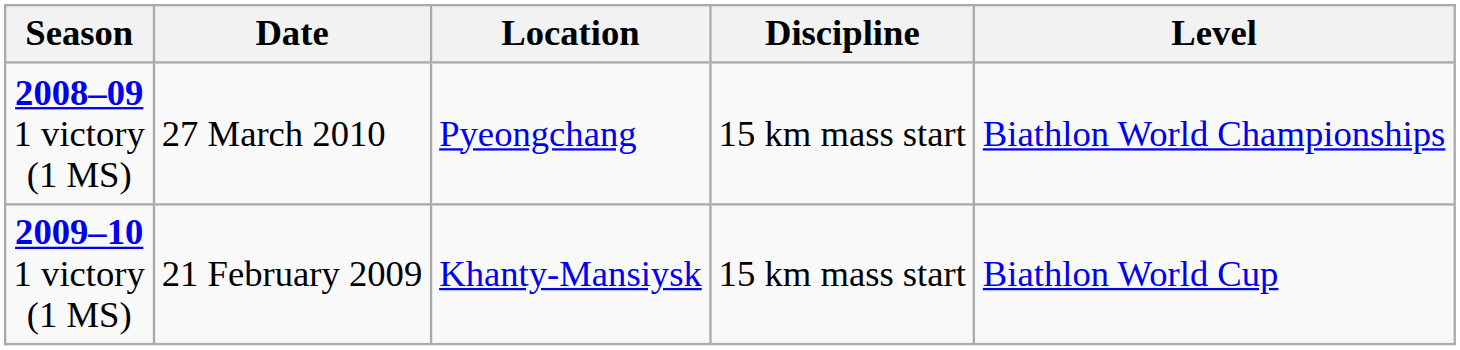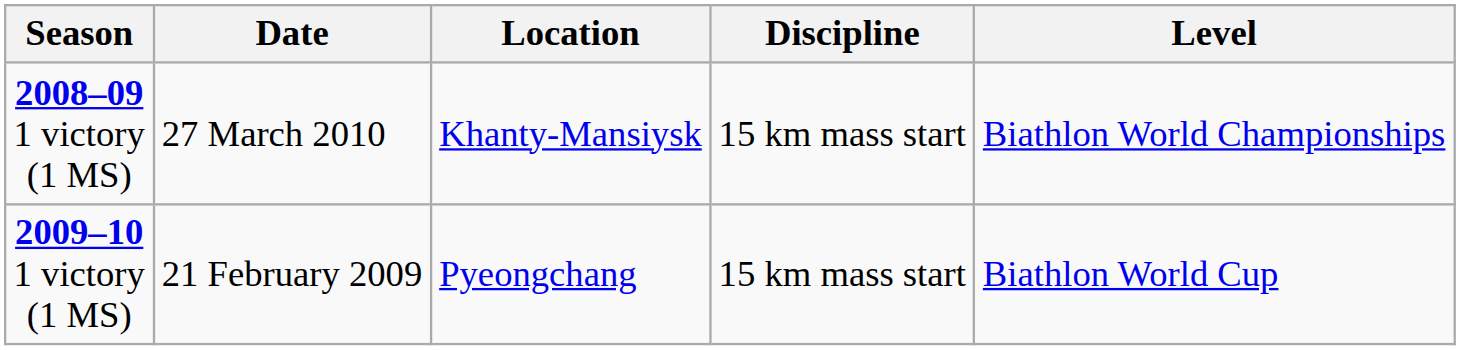(538, 132) Pyeongchang -> (570, 132) Khanty-Mansiysk
(570, 273) Khanty-Mansiysk -> (538, 273) Pyeongchang
